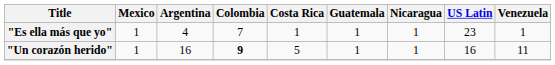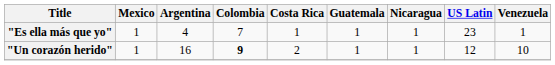(297, 50) 5 -> (297, 50) 2
(470, 50) 16 -> (470, 50) 12
(523, 50) 11 -> (523, 50) 10
